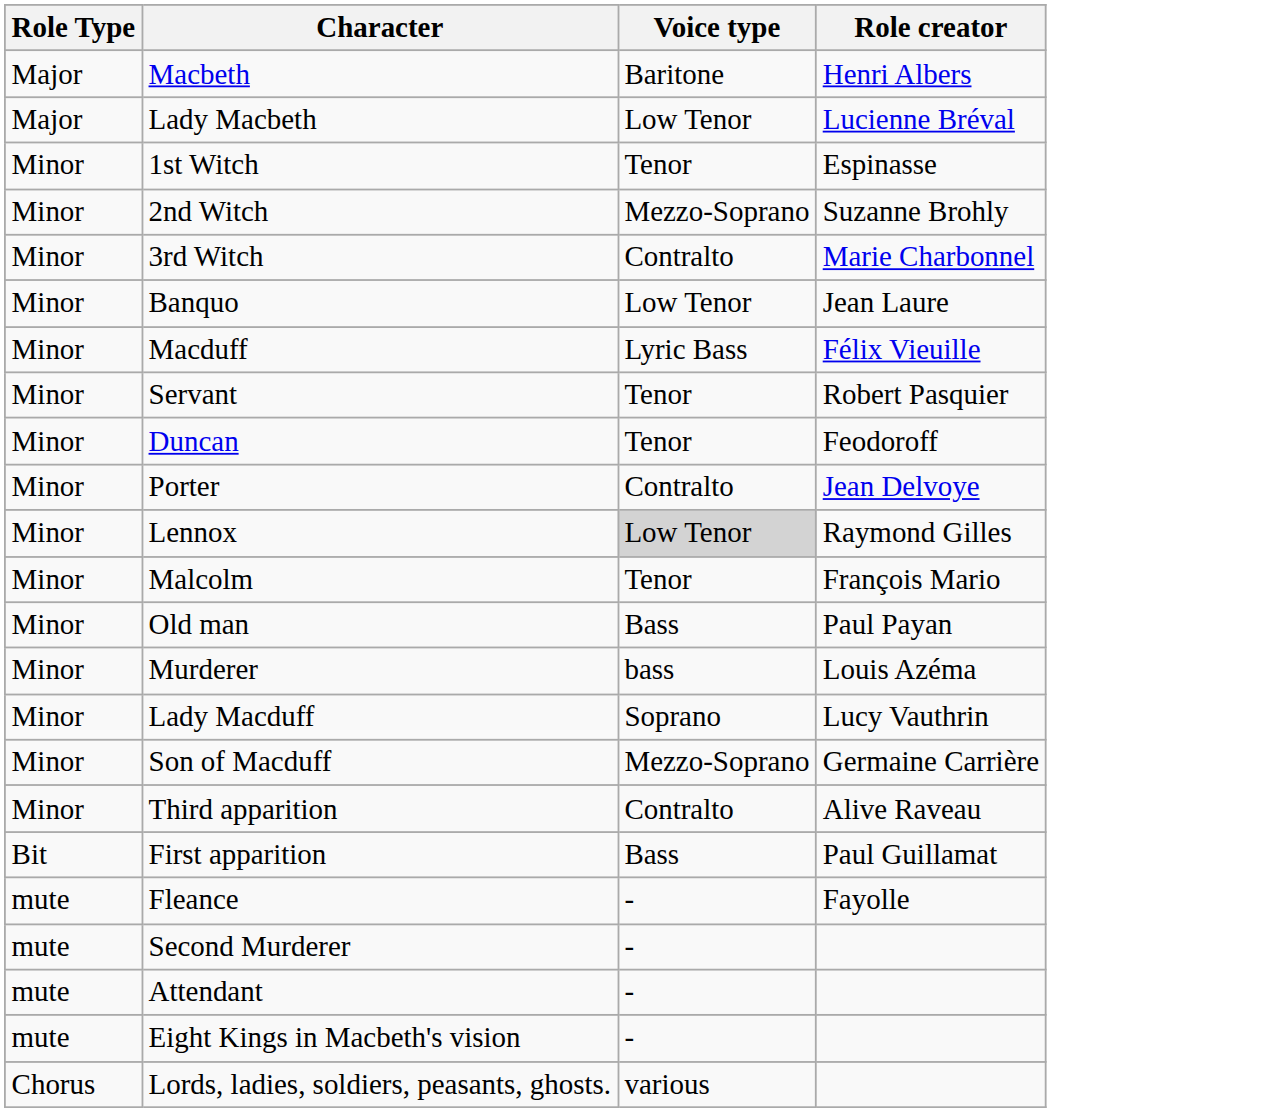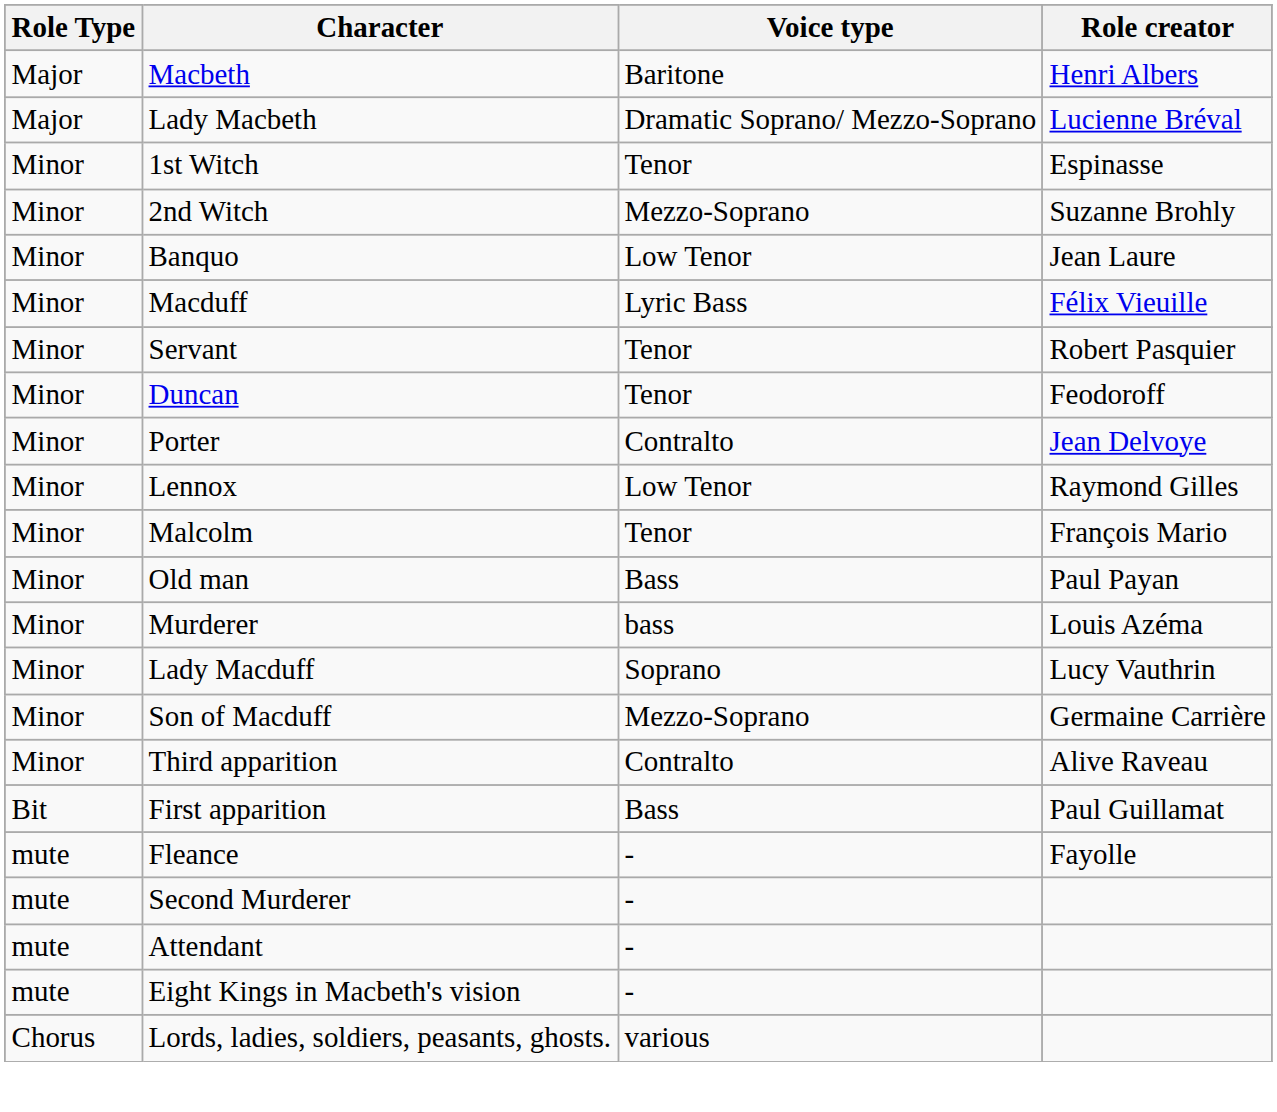(688, 119) Low Tenor -> (830, 119) Dramatic Soprano/ Mezzo-Soprano
- row: (206, 257)
(688, 532) lightgrey background -> (688, 486) no background
